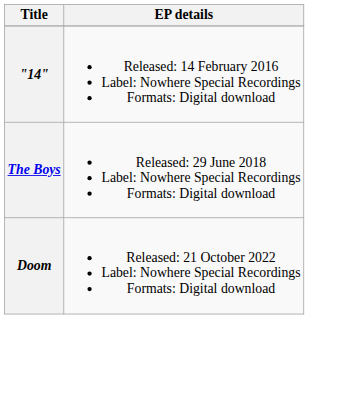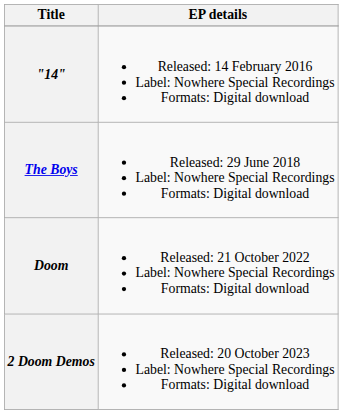+ row: (51, 361)
